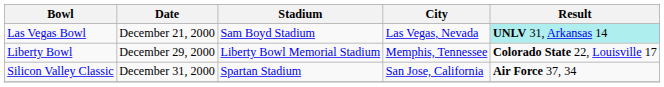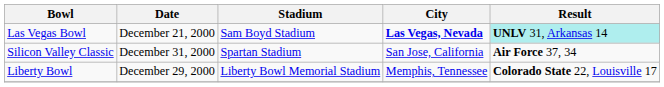(432, 33) normal -> (434, 33) bold
rows swapped: (40, 52) <-> (60, 71)
